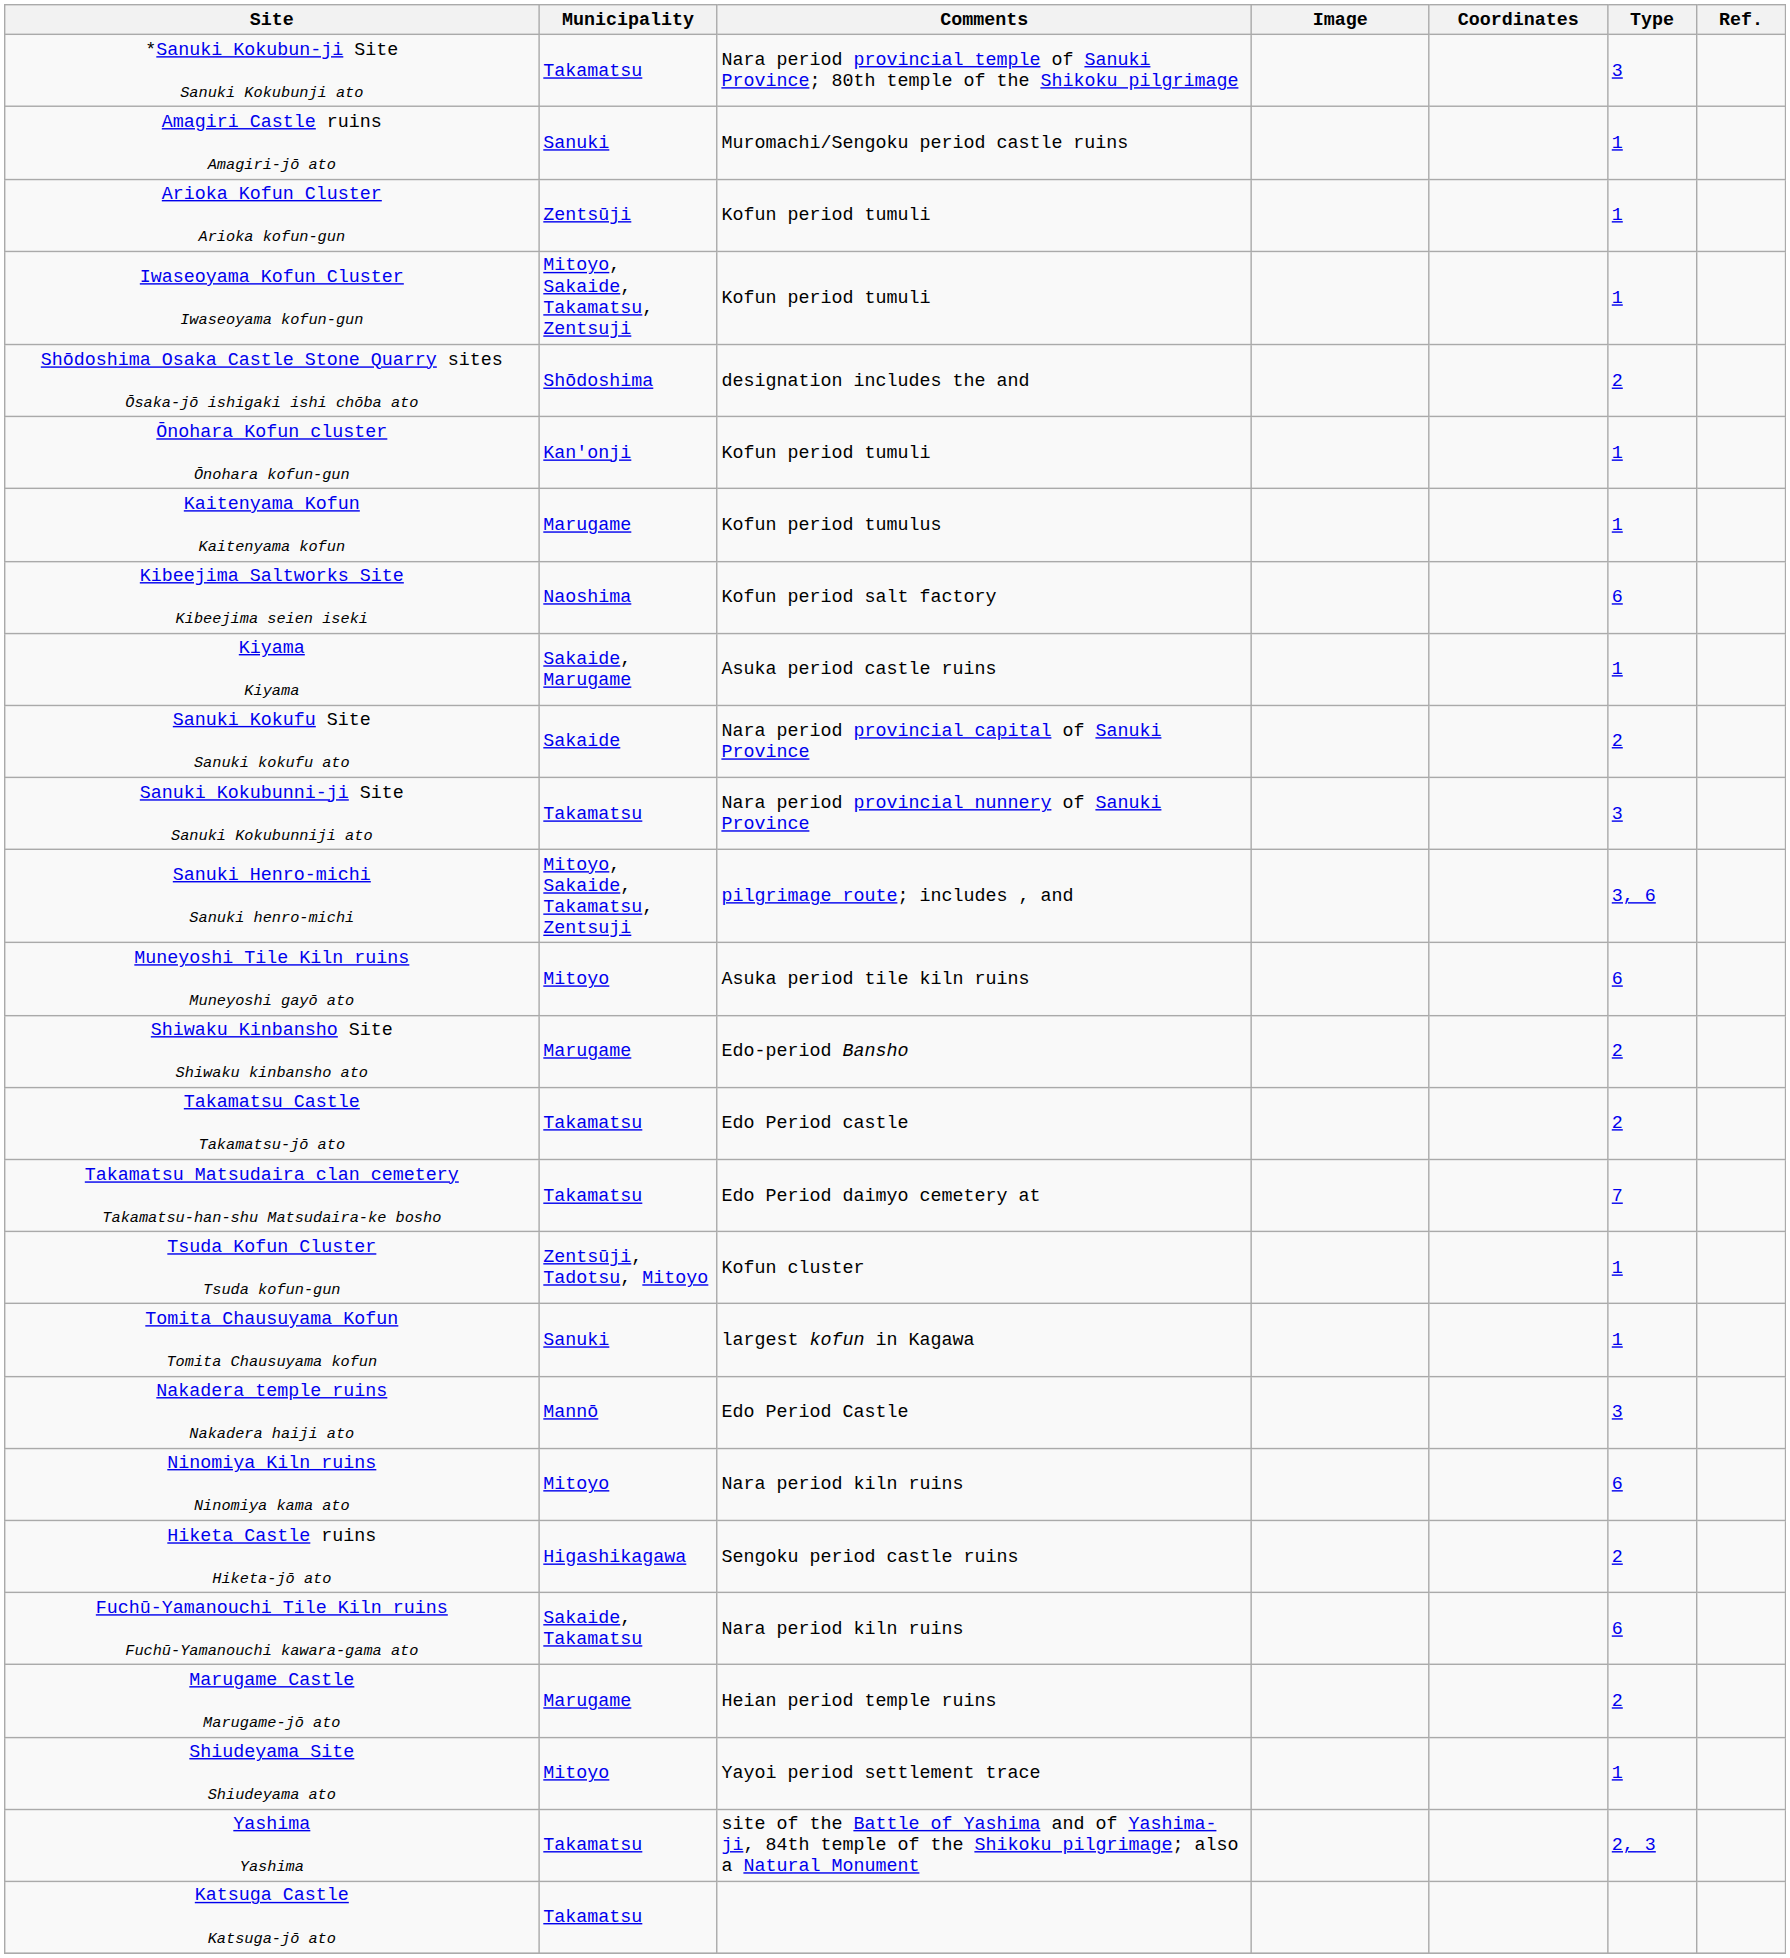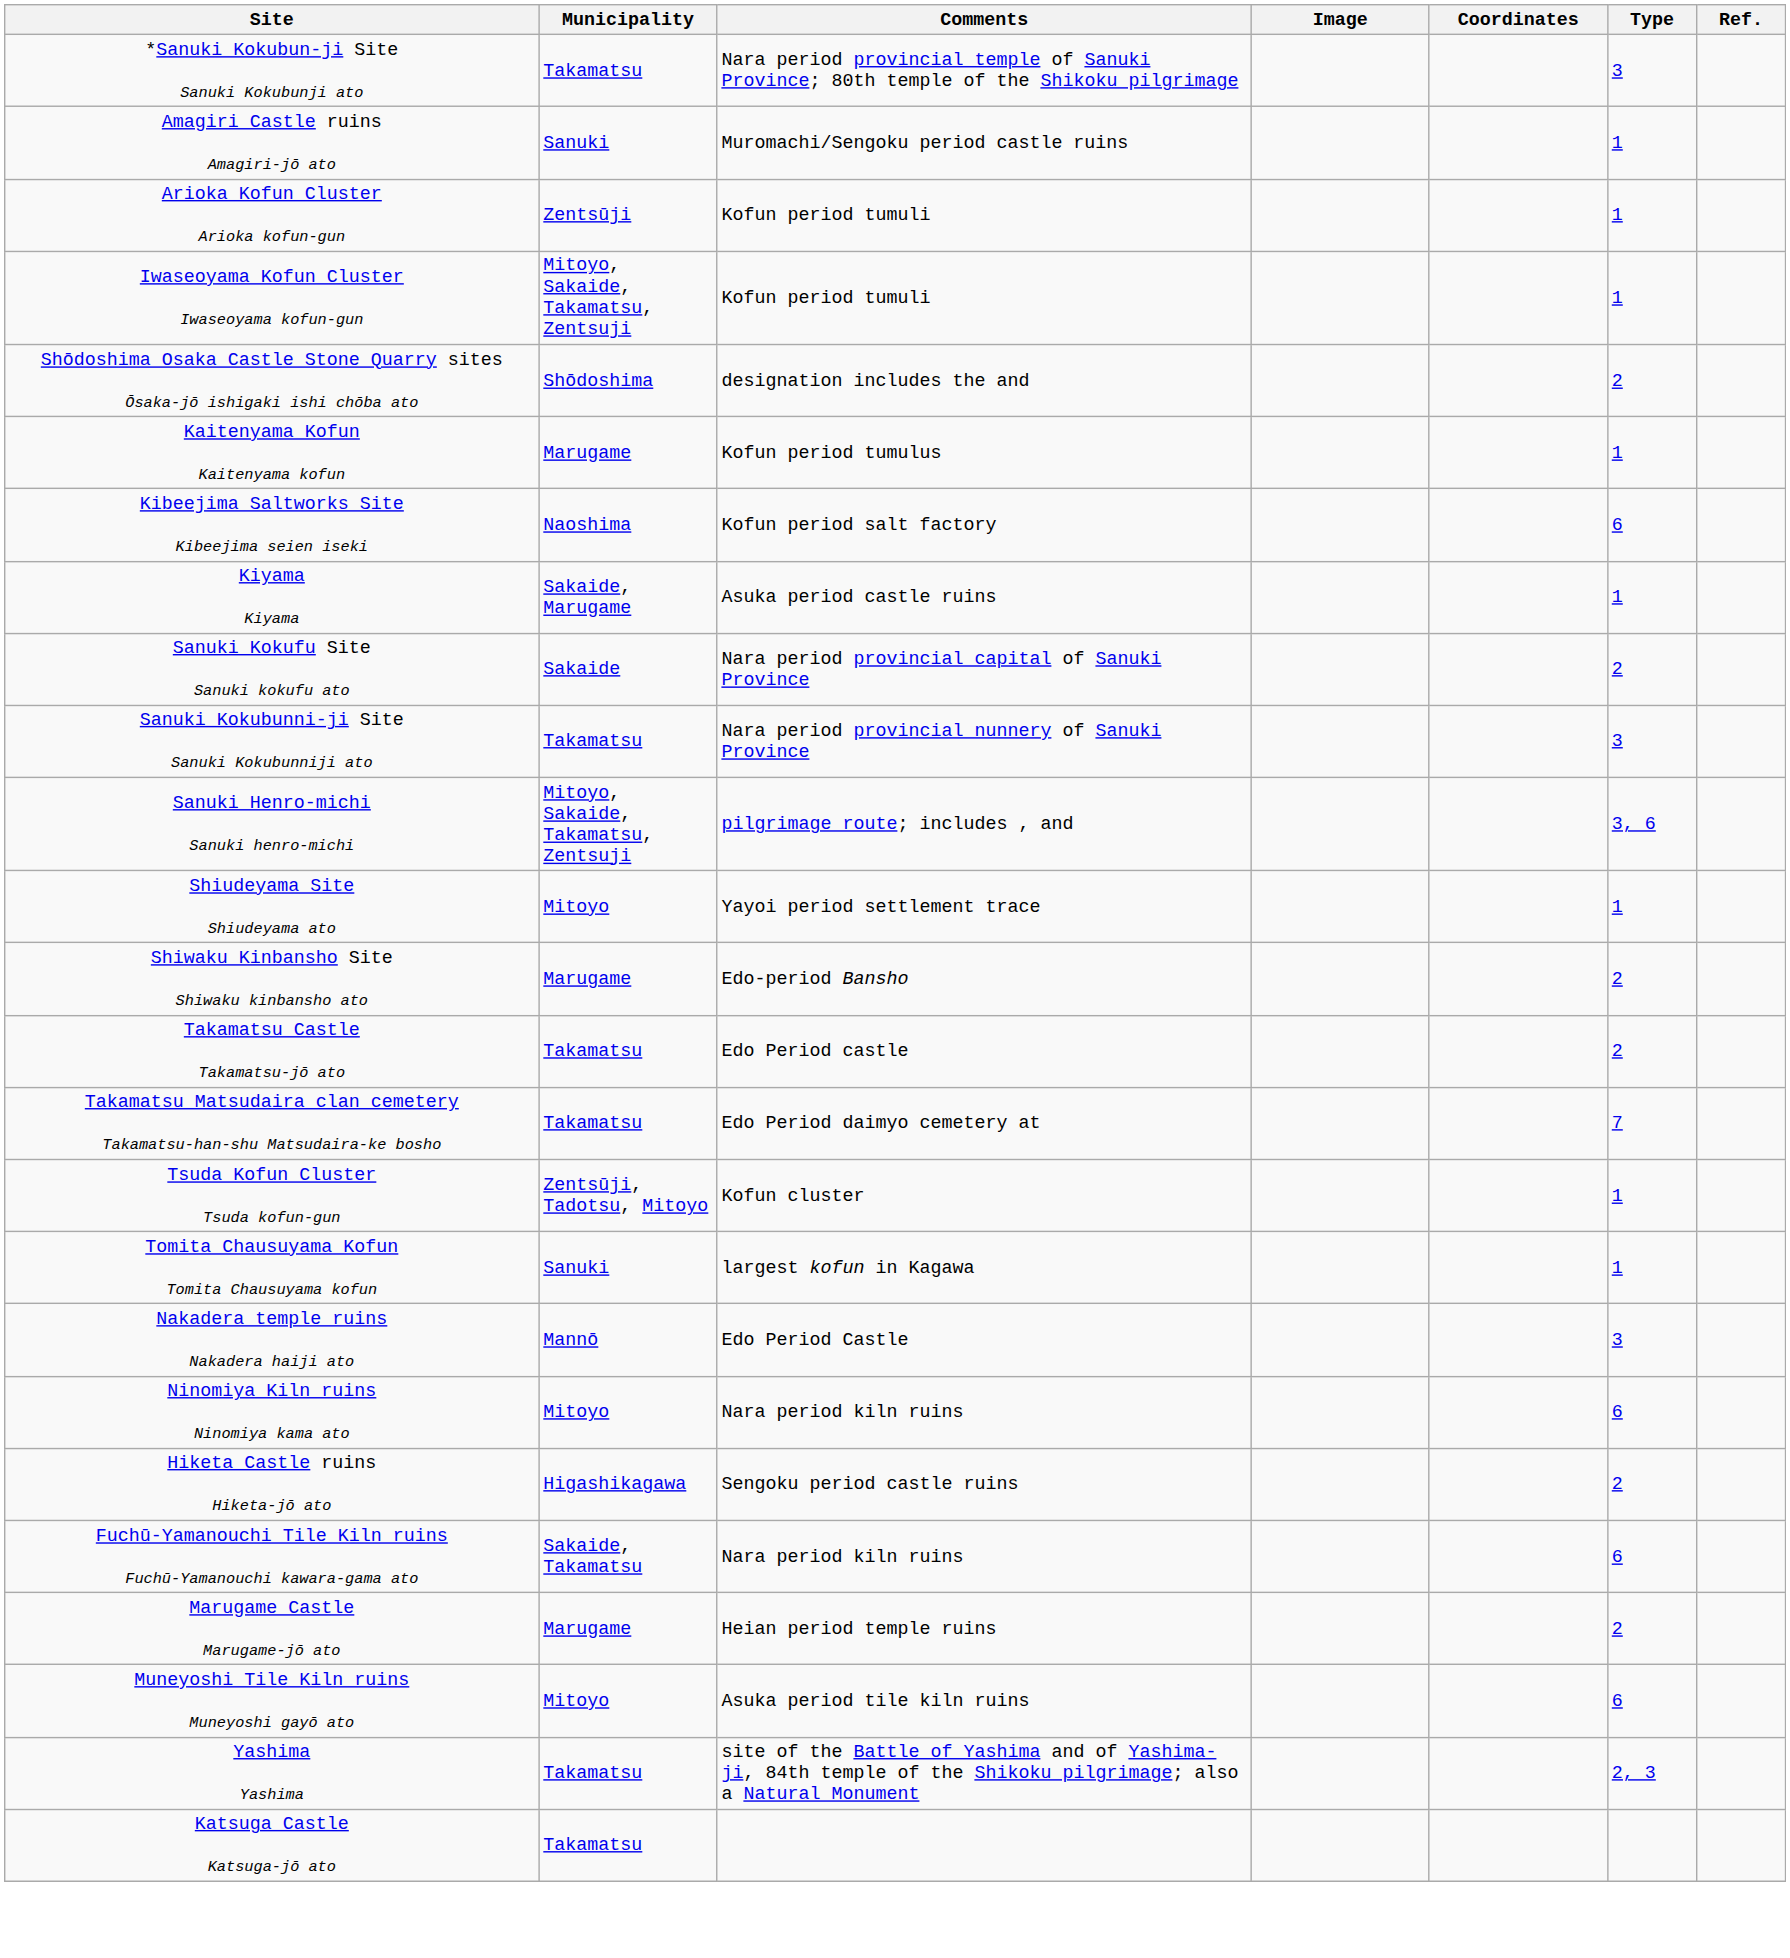- row: (272, 452)
rows swapped: (272, 1772) <-> (272, 978)
